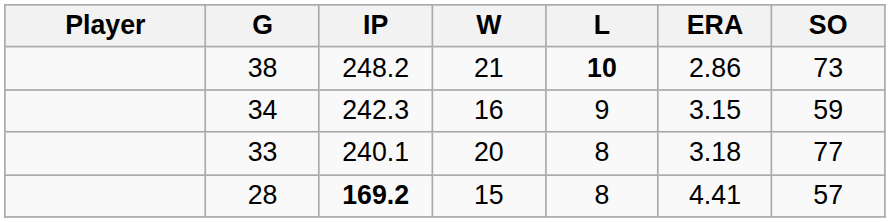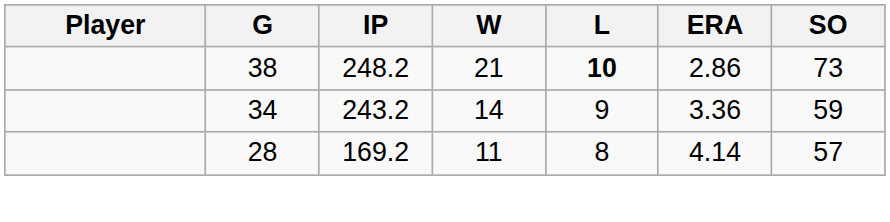(376, 110) 242.3 -> (376, 110) 243.2
(489, 110) 16 -> (489, 110) 14
(715, 110) 3.15 -> (715, 110) 3.36
- row: (263, 152)
(376, 195) bold -> (376, 152) normal
(489, 195) 15 -> (489, 152) 11
(715, 195) 4.41 -> (715, 152) 4.14
